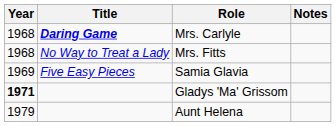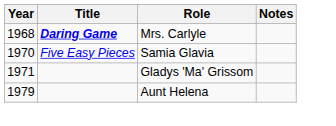- row: (200, 53)
(21, 72) 1969 -> (21, 53) 1970
(21, 92) bold -> (21, 72) normal
